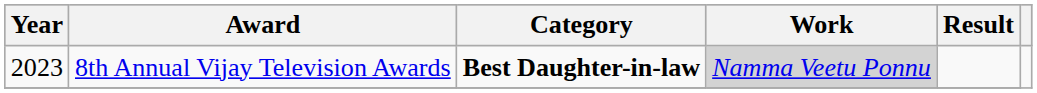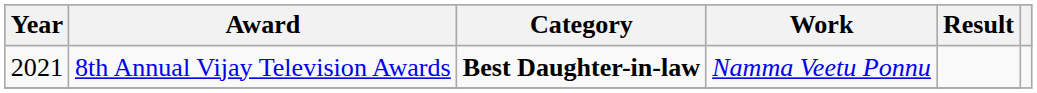(37, 66) 2023 -> (37, 66) 2021
(822, 66) lightgrey background -> (822, 66) no background
